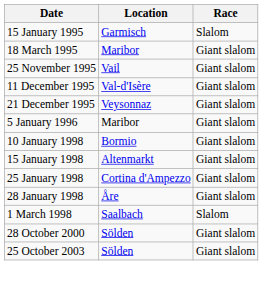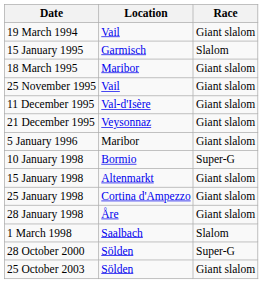+ row: (42, 31)
(226, 141) Giant slalom -> (215, 159) Super-G
(226, 232) Giant slalom -> (215, 251) Super-G
